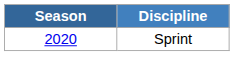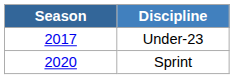+ row: (173, 39)
